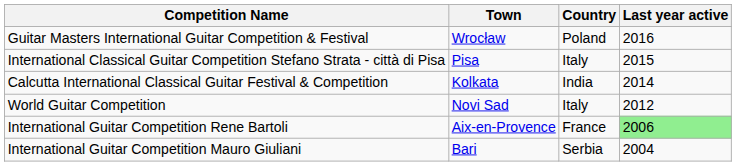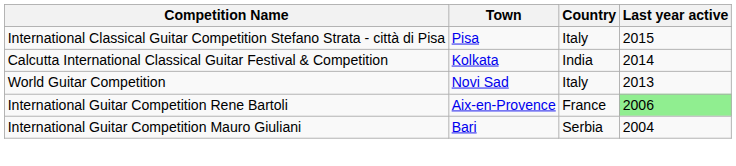- row: (188, 37)
(638, 104) 2012 -> (638, 82) 2013
